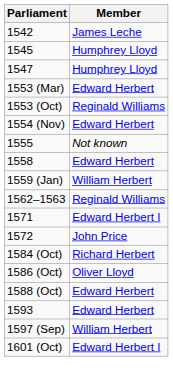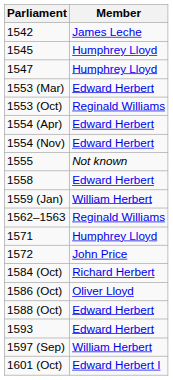+ row: (35, 124)
(116, 217) Edward Herbert I -> (115, 236) Humphrey Lloyd
